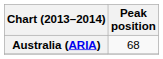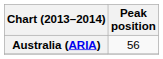(133, 44) 68 -> (133, 44) 56
